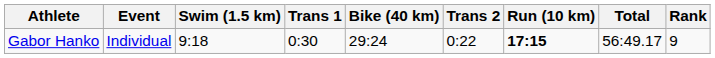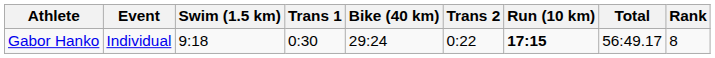(673, 41) 9 -> (673, 41) 8
